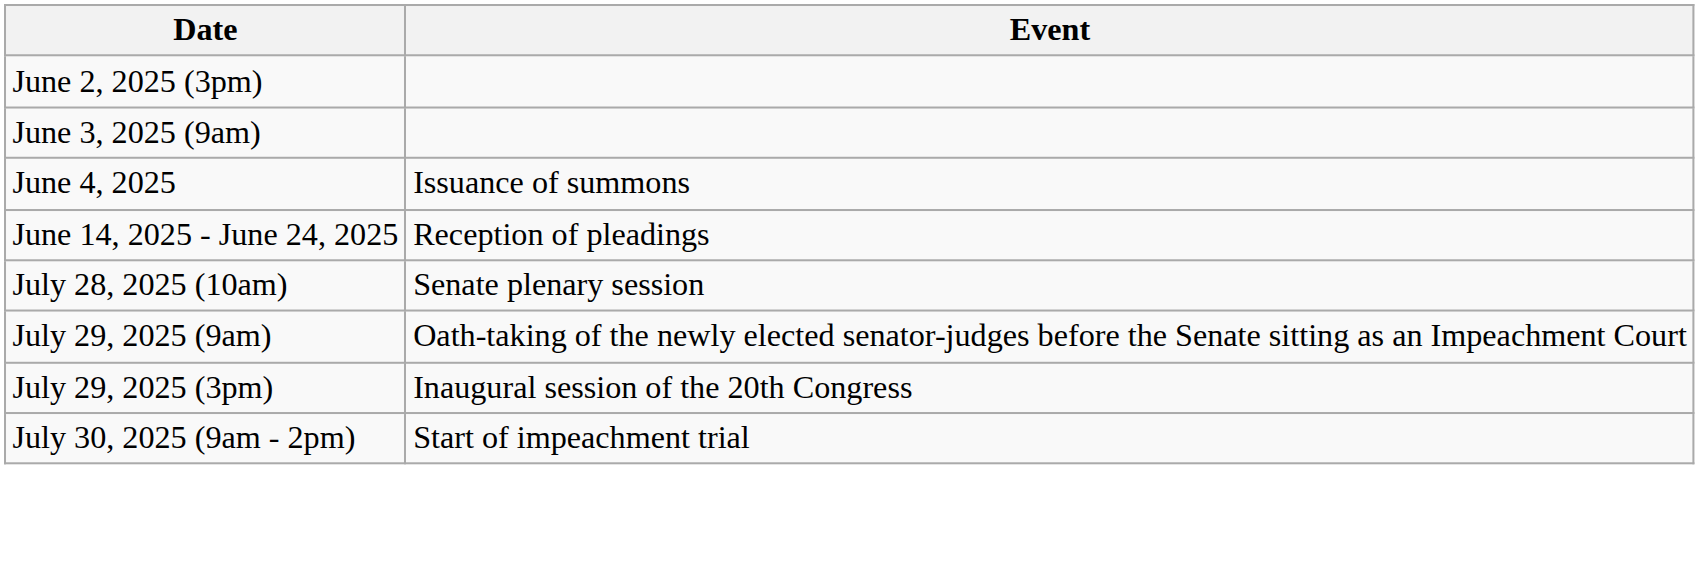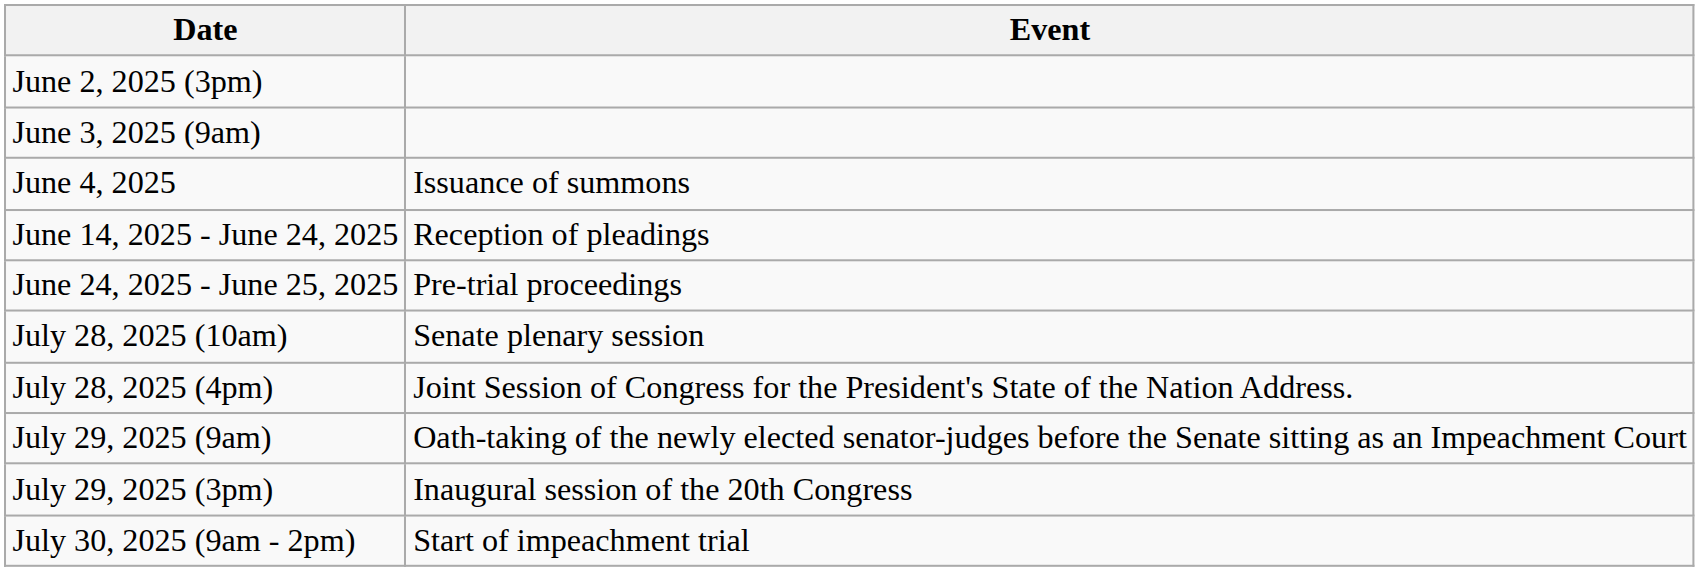+ row: (205, 285)
+ row: (143, 387)
